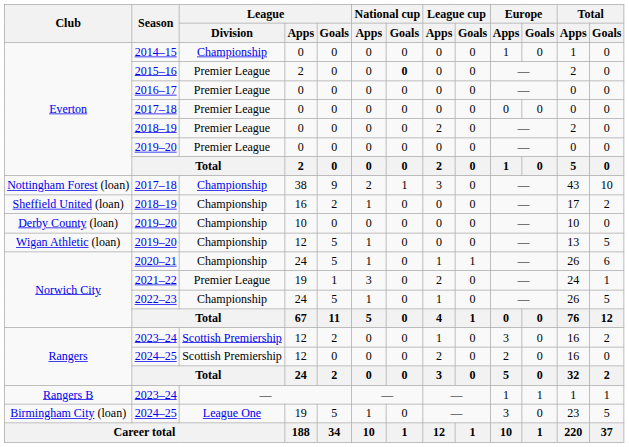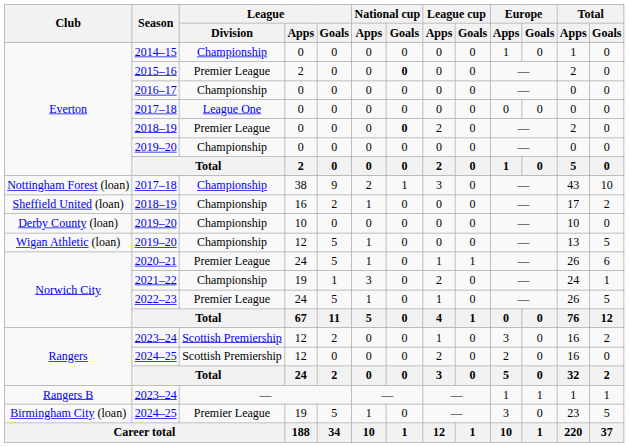(232, 90) Premier League -> (232, 90) Championship
(232, 109) Premier League -> (232, 109) League One
(404, 128) normal -> (404, 128) bold
(232, 147) Premier League -> (232, 147) Championship
(232, 261) Championship -> (232, 261) Premier League
(232, 280) Premier League -> (232, 280) Championship
(232, 299) Championship -> (232, 299) Premier League
(232, 413) League One -> (232, 413) Premier League
